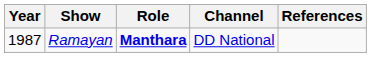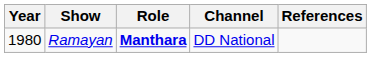(25, 40) 1987 -> (25, 40) 1980
